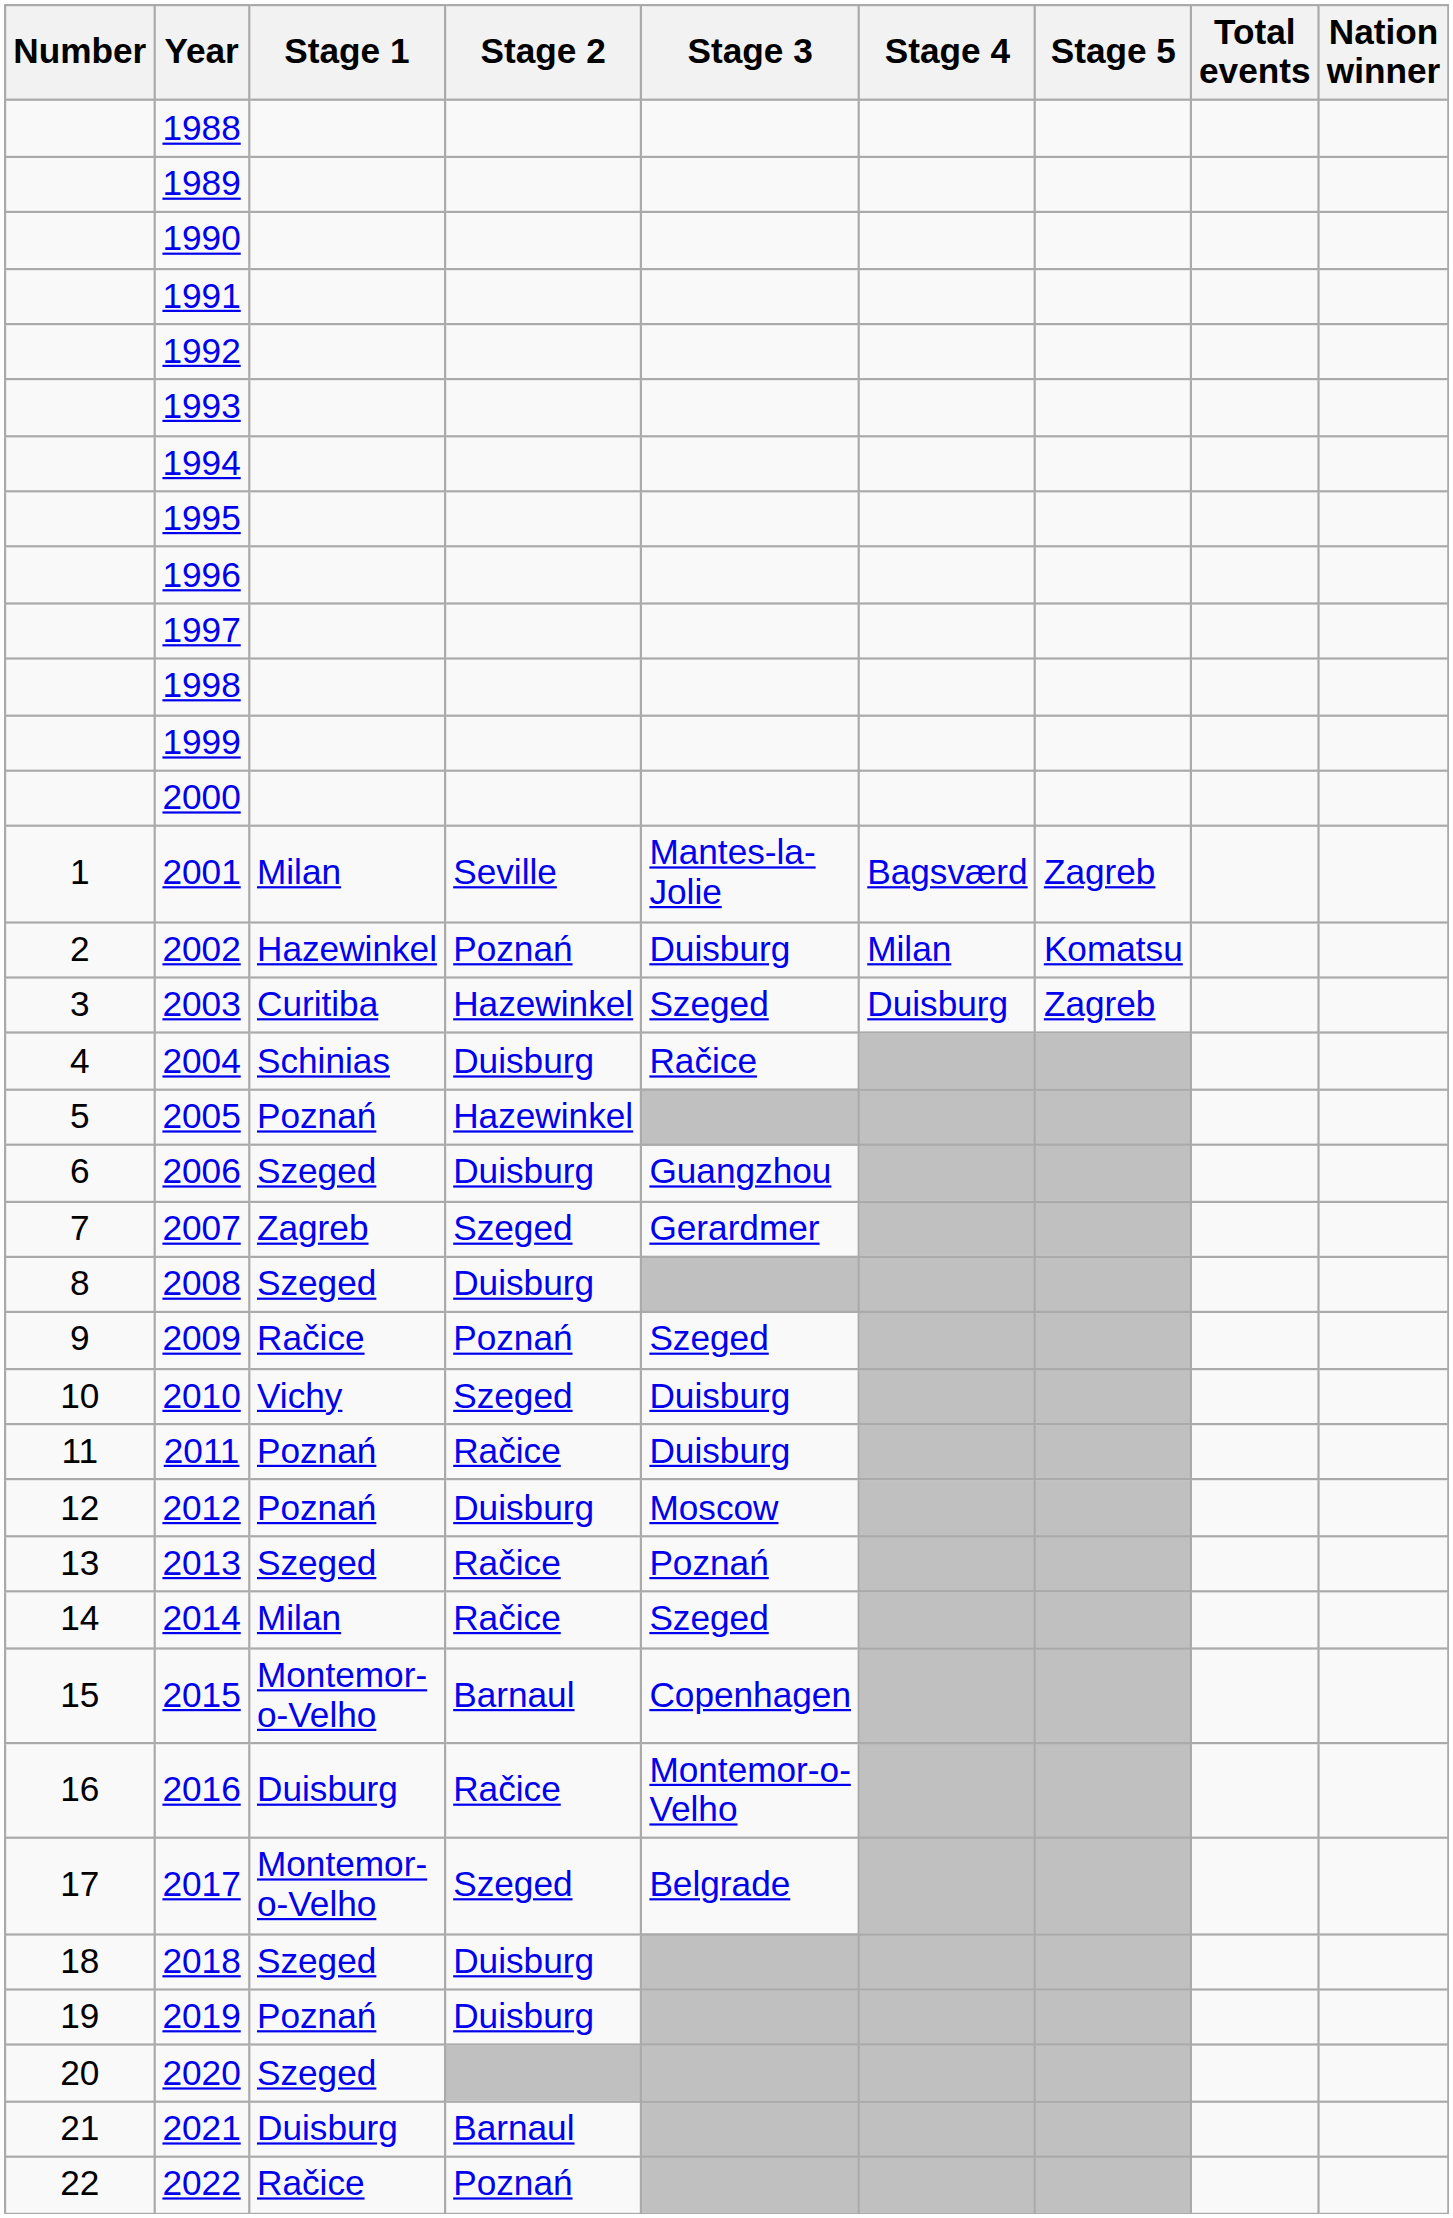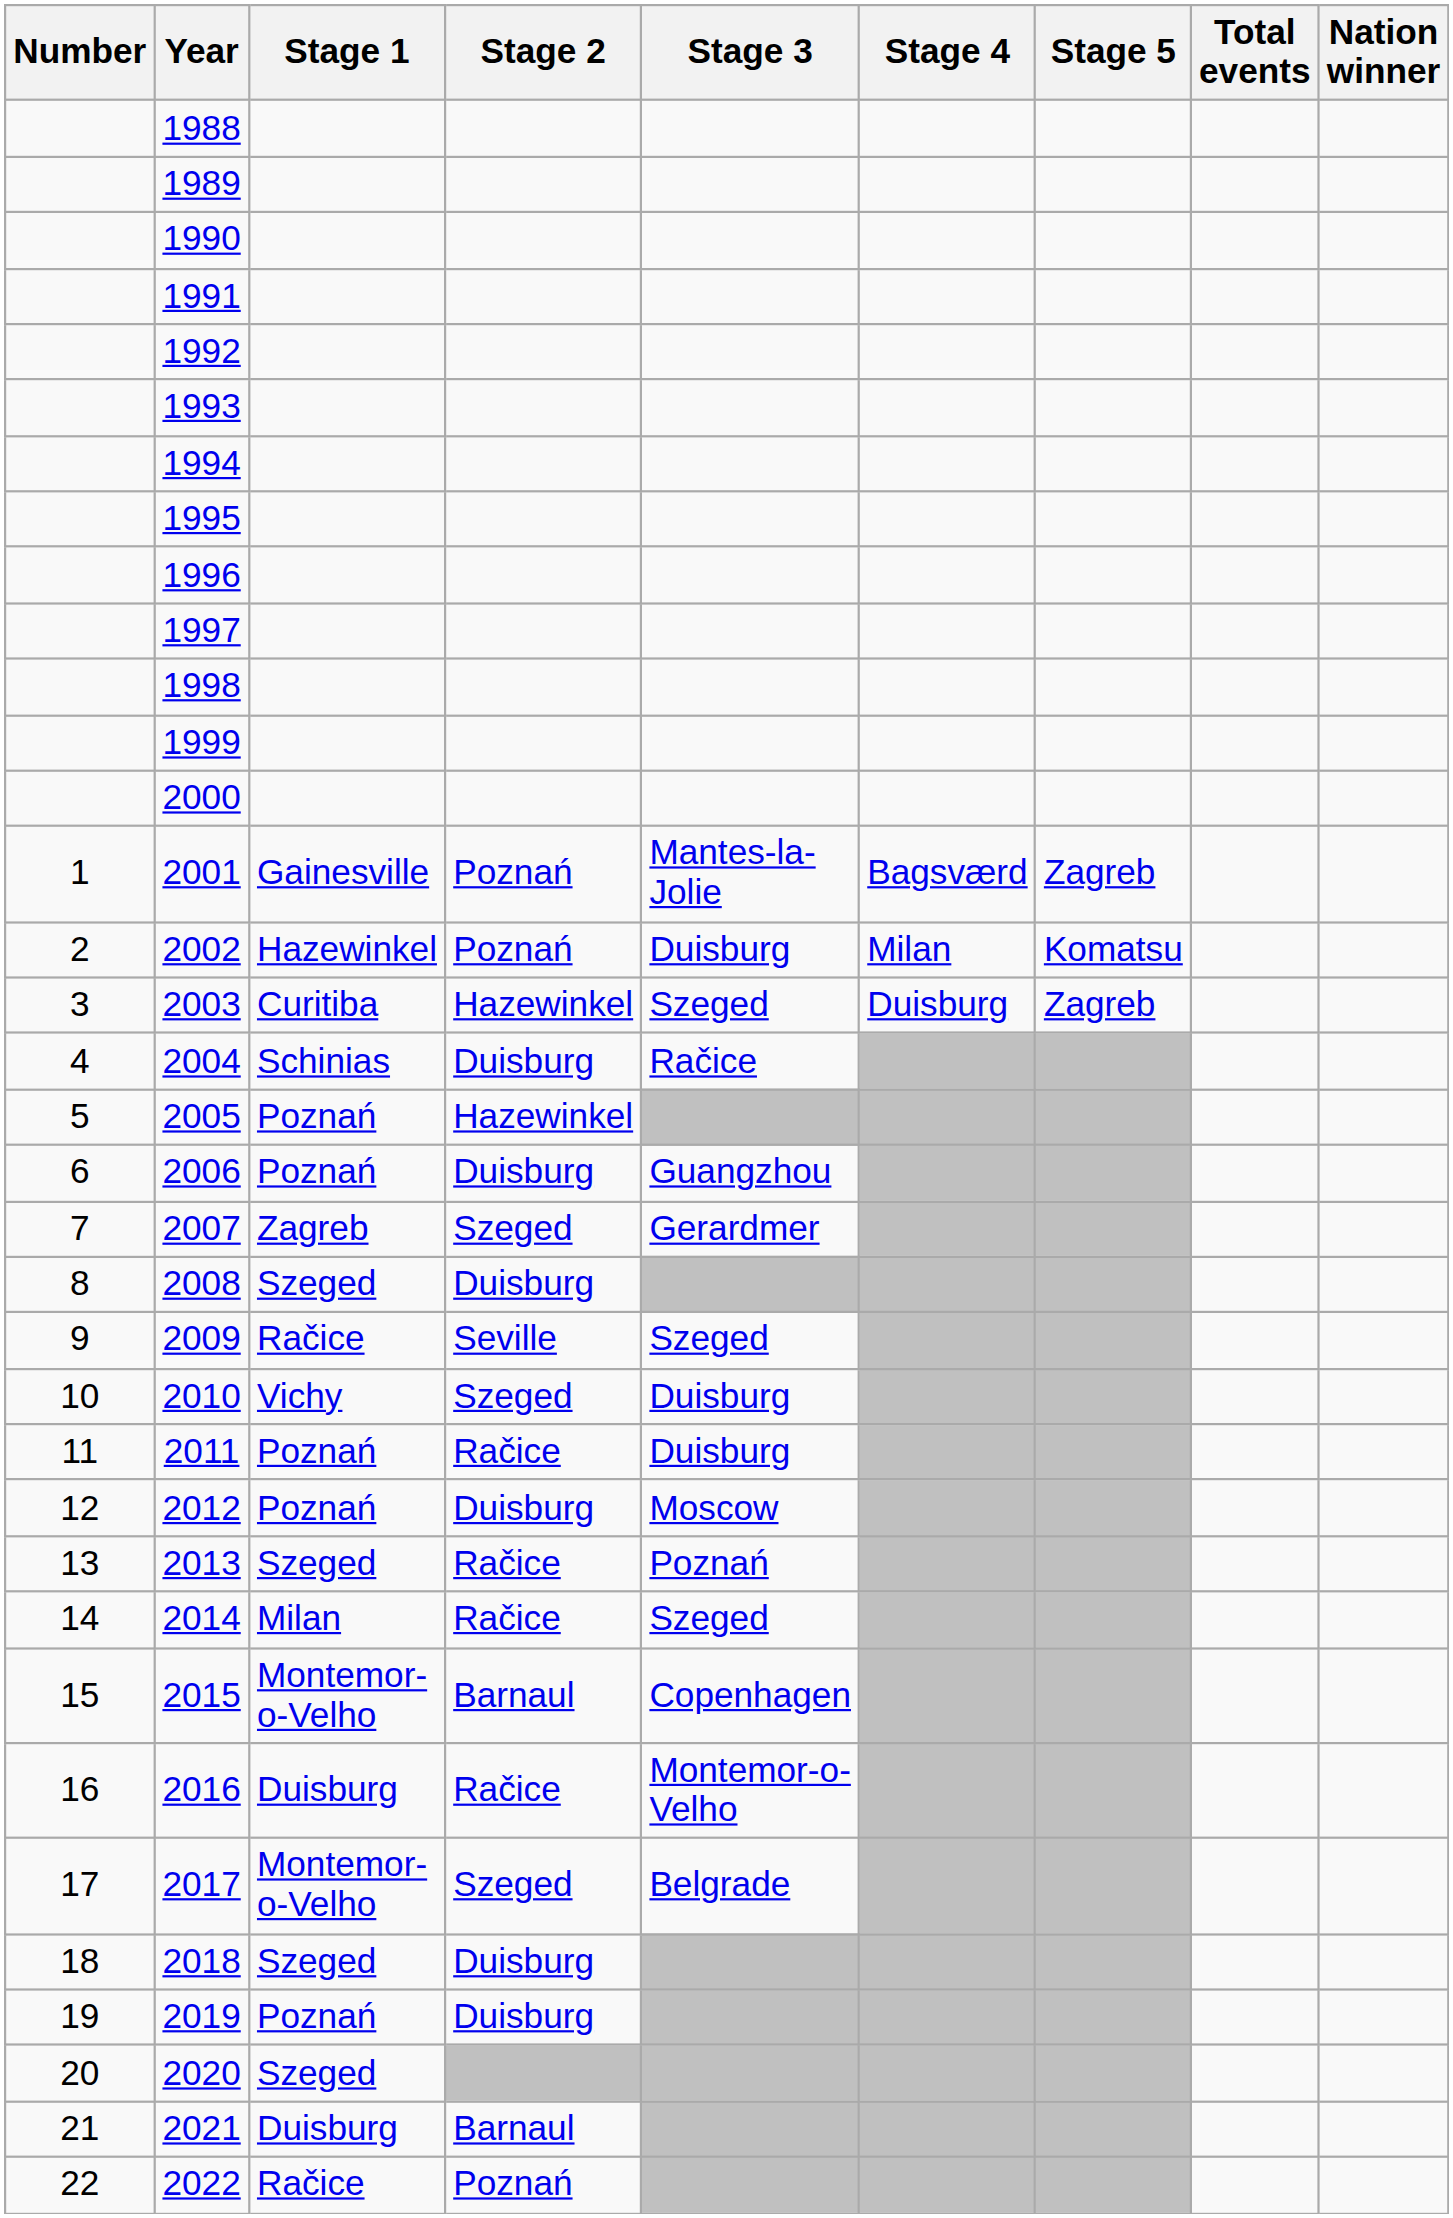(299, 873) Milan -> (343, 873) Gainesville
(505, 873) Seville -> (513, 873) Poznań
(317, 1172) Szeged -> (317, 1172) Poznań
(513, 1339) Poznań -> (505, 1339) Seville
